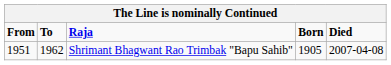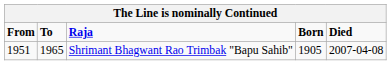(52, 50) 1962 -> (52, 50) 1965
